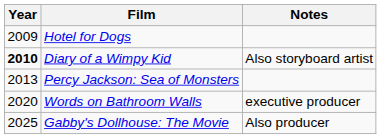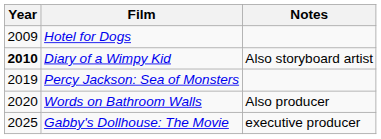(23, 79) 2013 -> (23, 79) 2019
(303, 101) executive producer -> (287, 101) Also producer
(287, 123) Also producer -> (303, 123) executive producer
